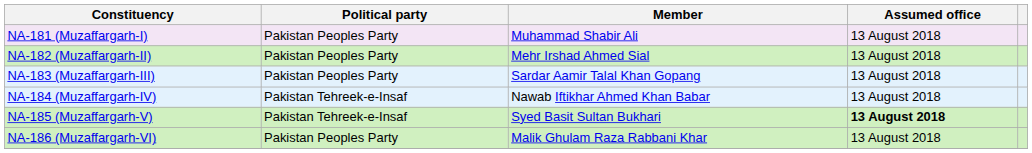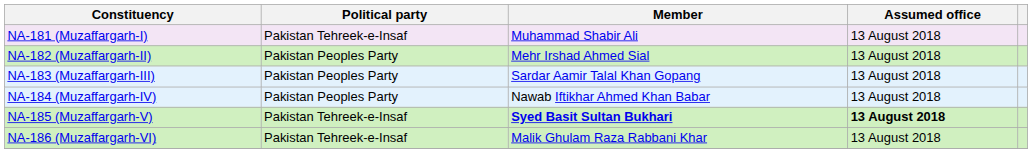(331, 35) Pakistan Peoples Party -> (336, 35) Pakistan Tehreek-e-Insaf
(336, 96) Pakistan Tehreek-e-Insaf -> (331, 96) Pakistan Peoples Party
(586, 117) normal -> (592, 117) bold
(331, 138) Pakistan Peoples Party -> (336, 138) Pakistan Tehreek-e-Insaf
